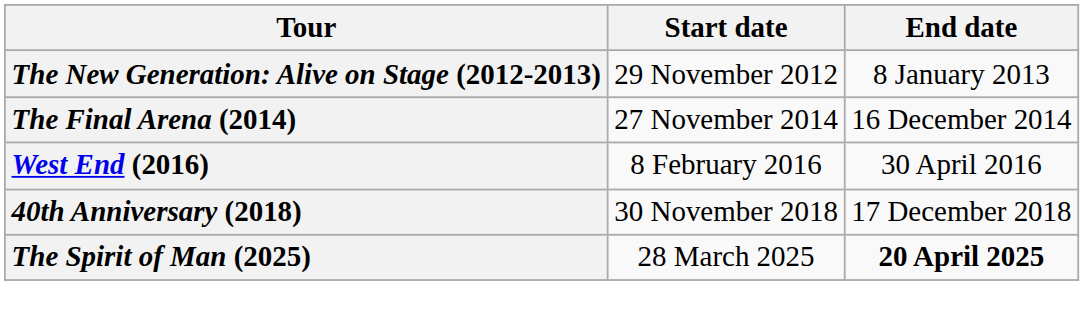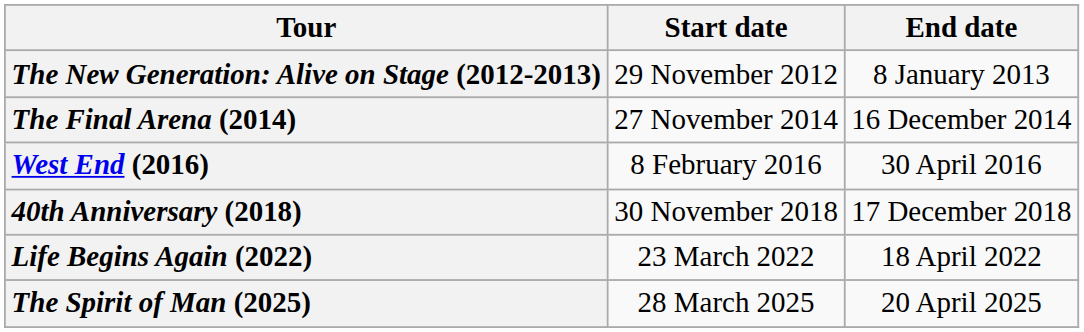+ row: (162, 257)
(961, 257) bold -> (961, 303) normal
